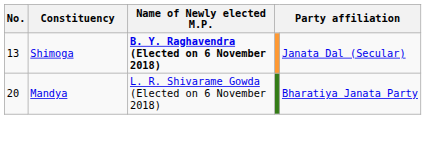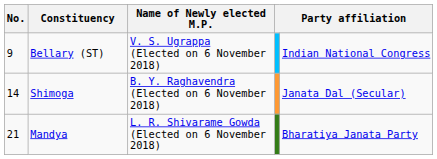+ row: (67, 53)
(13, 53) 13 -> (13, 94) 14
(198, 53) bold -> (198, 94) normal
(13, 94) 20 -> (13, 134) 21
